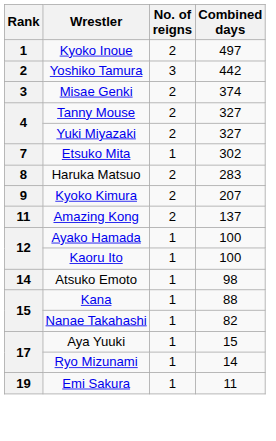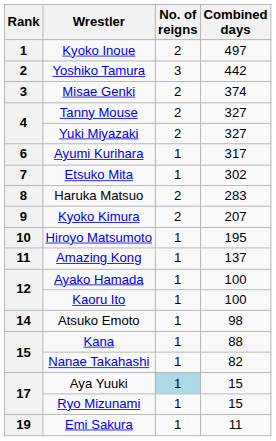+ row: (99, 154)
+ row: (99, 237)
(172, 216) 2 -> (178, 258) 1
(172, 341) no background -> (178, 383) lightblue background
(230, 362) 14 -> (236, 404) 15
